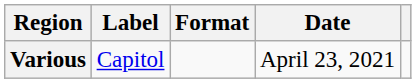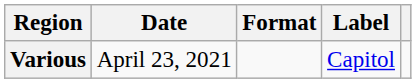columns swapped: (327, 22) <-> (131, 22)
